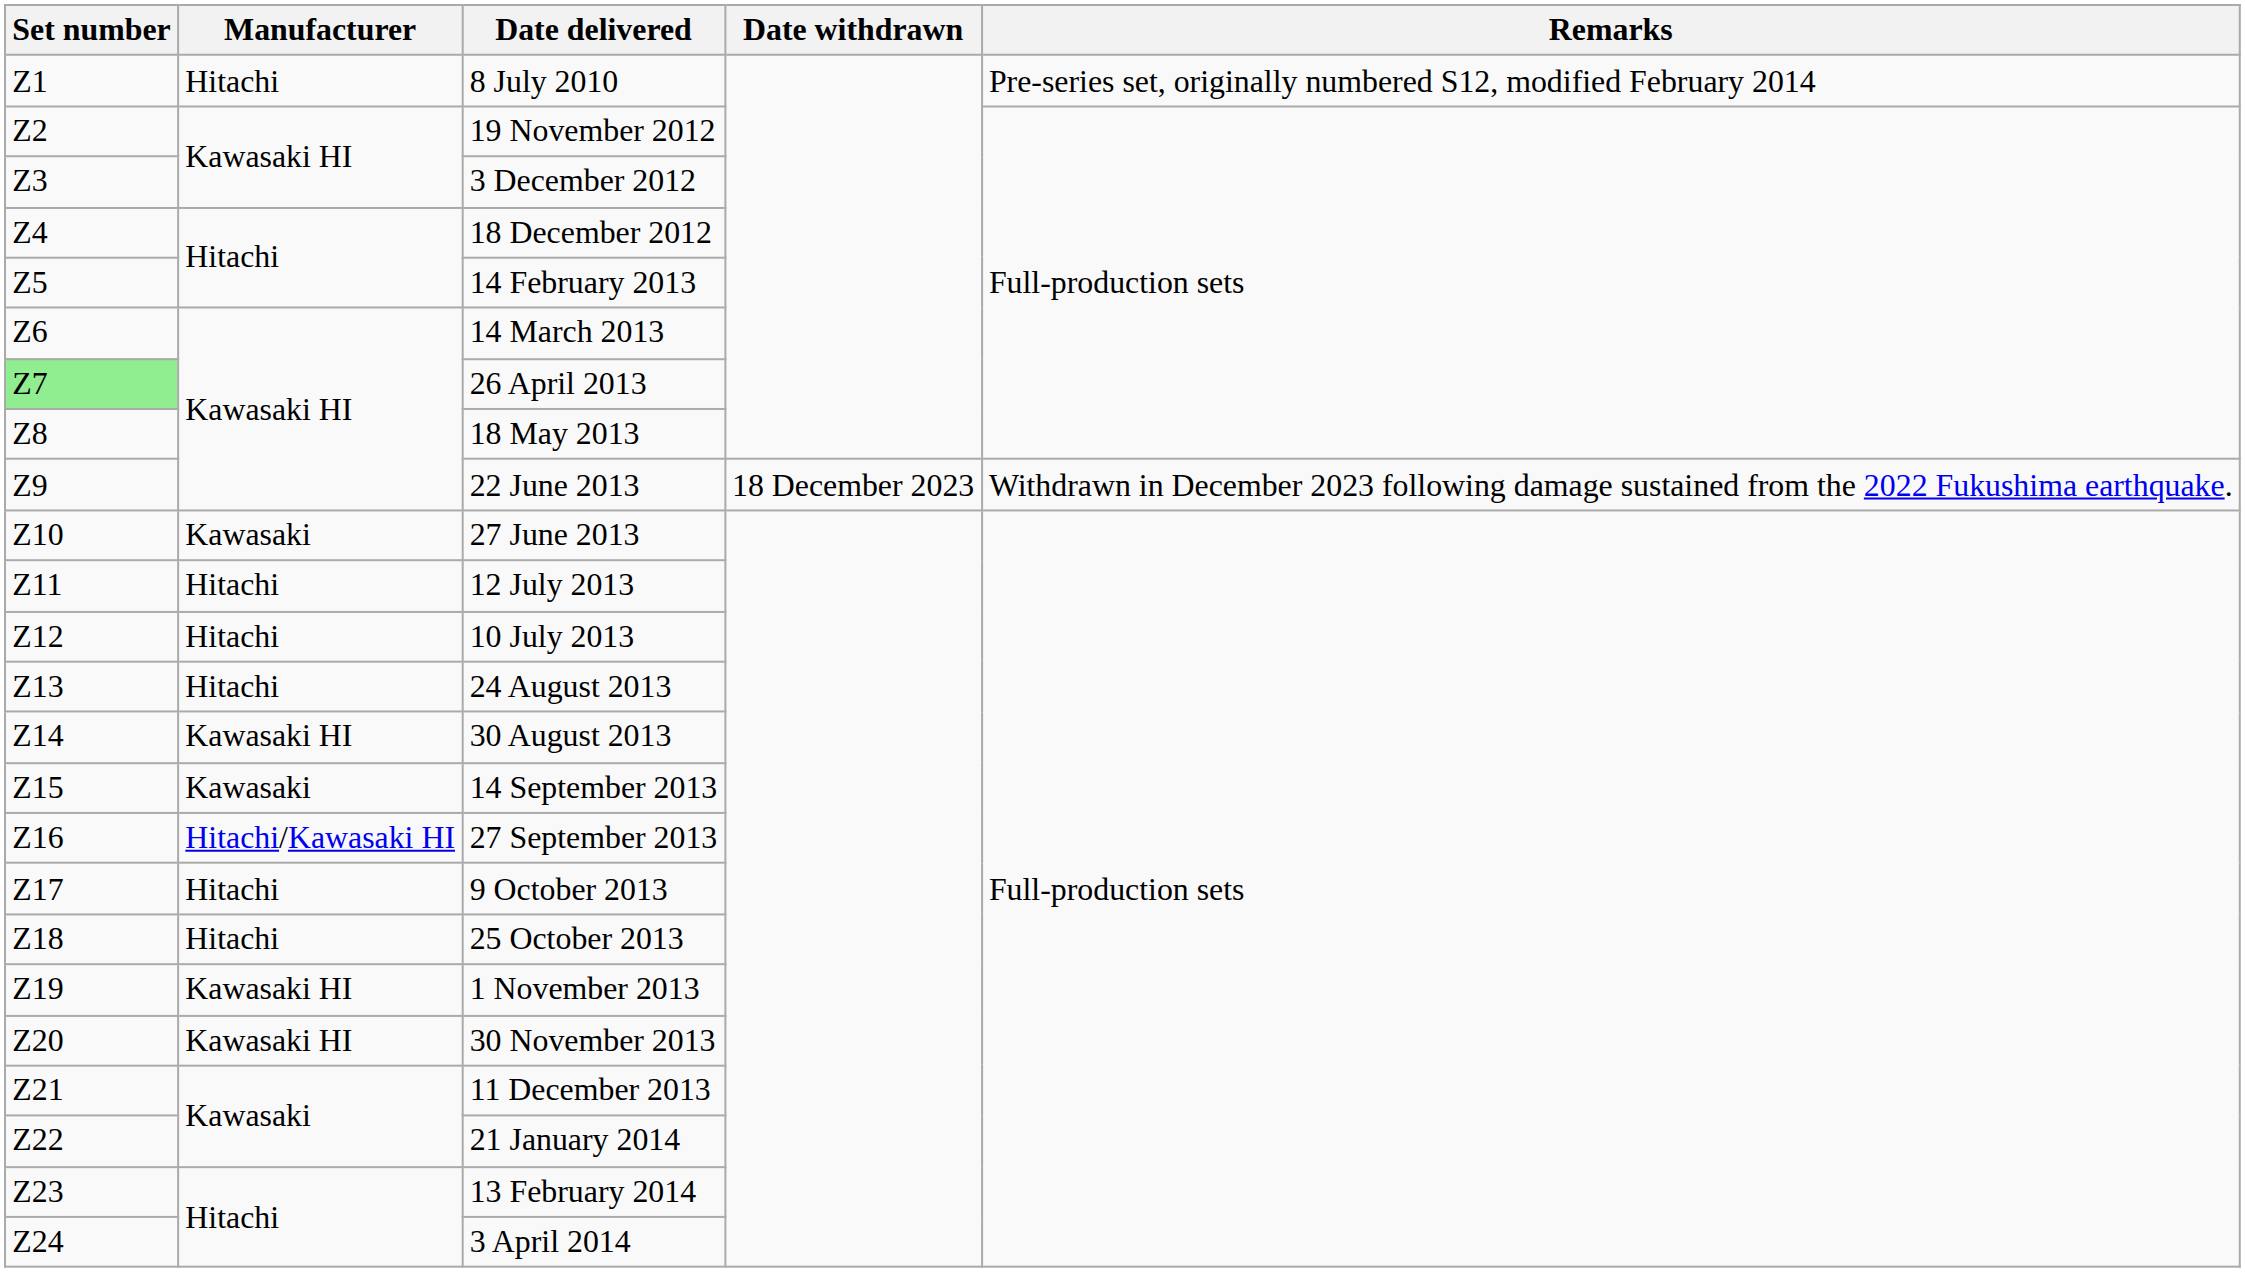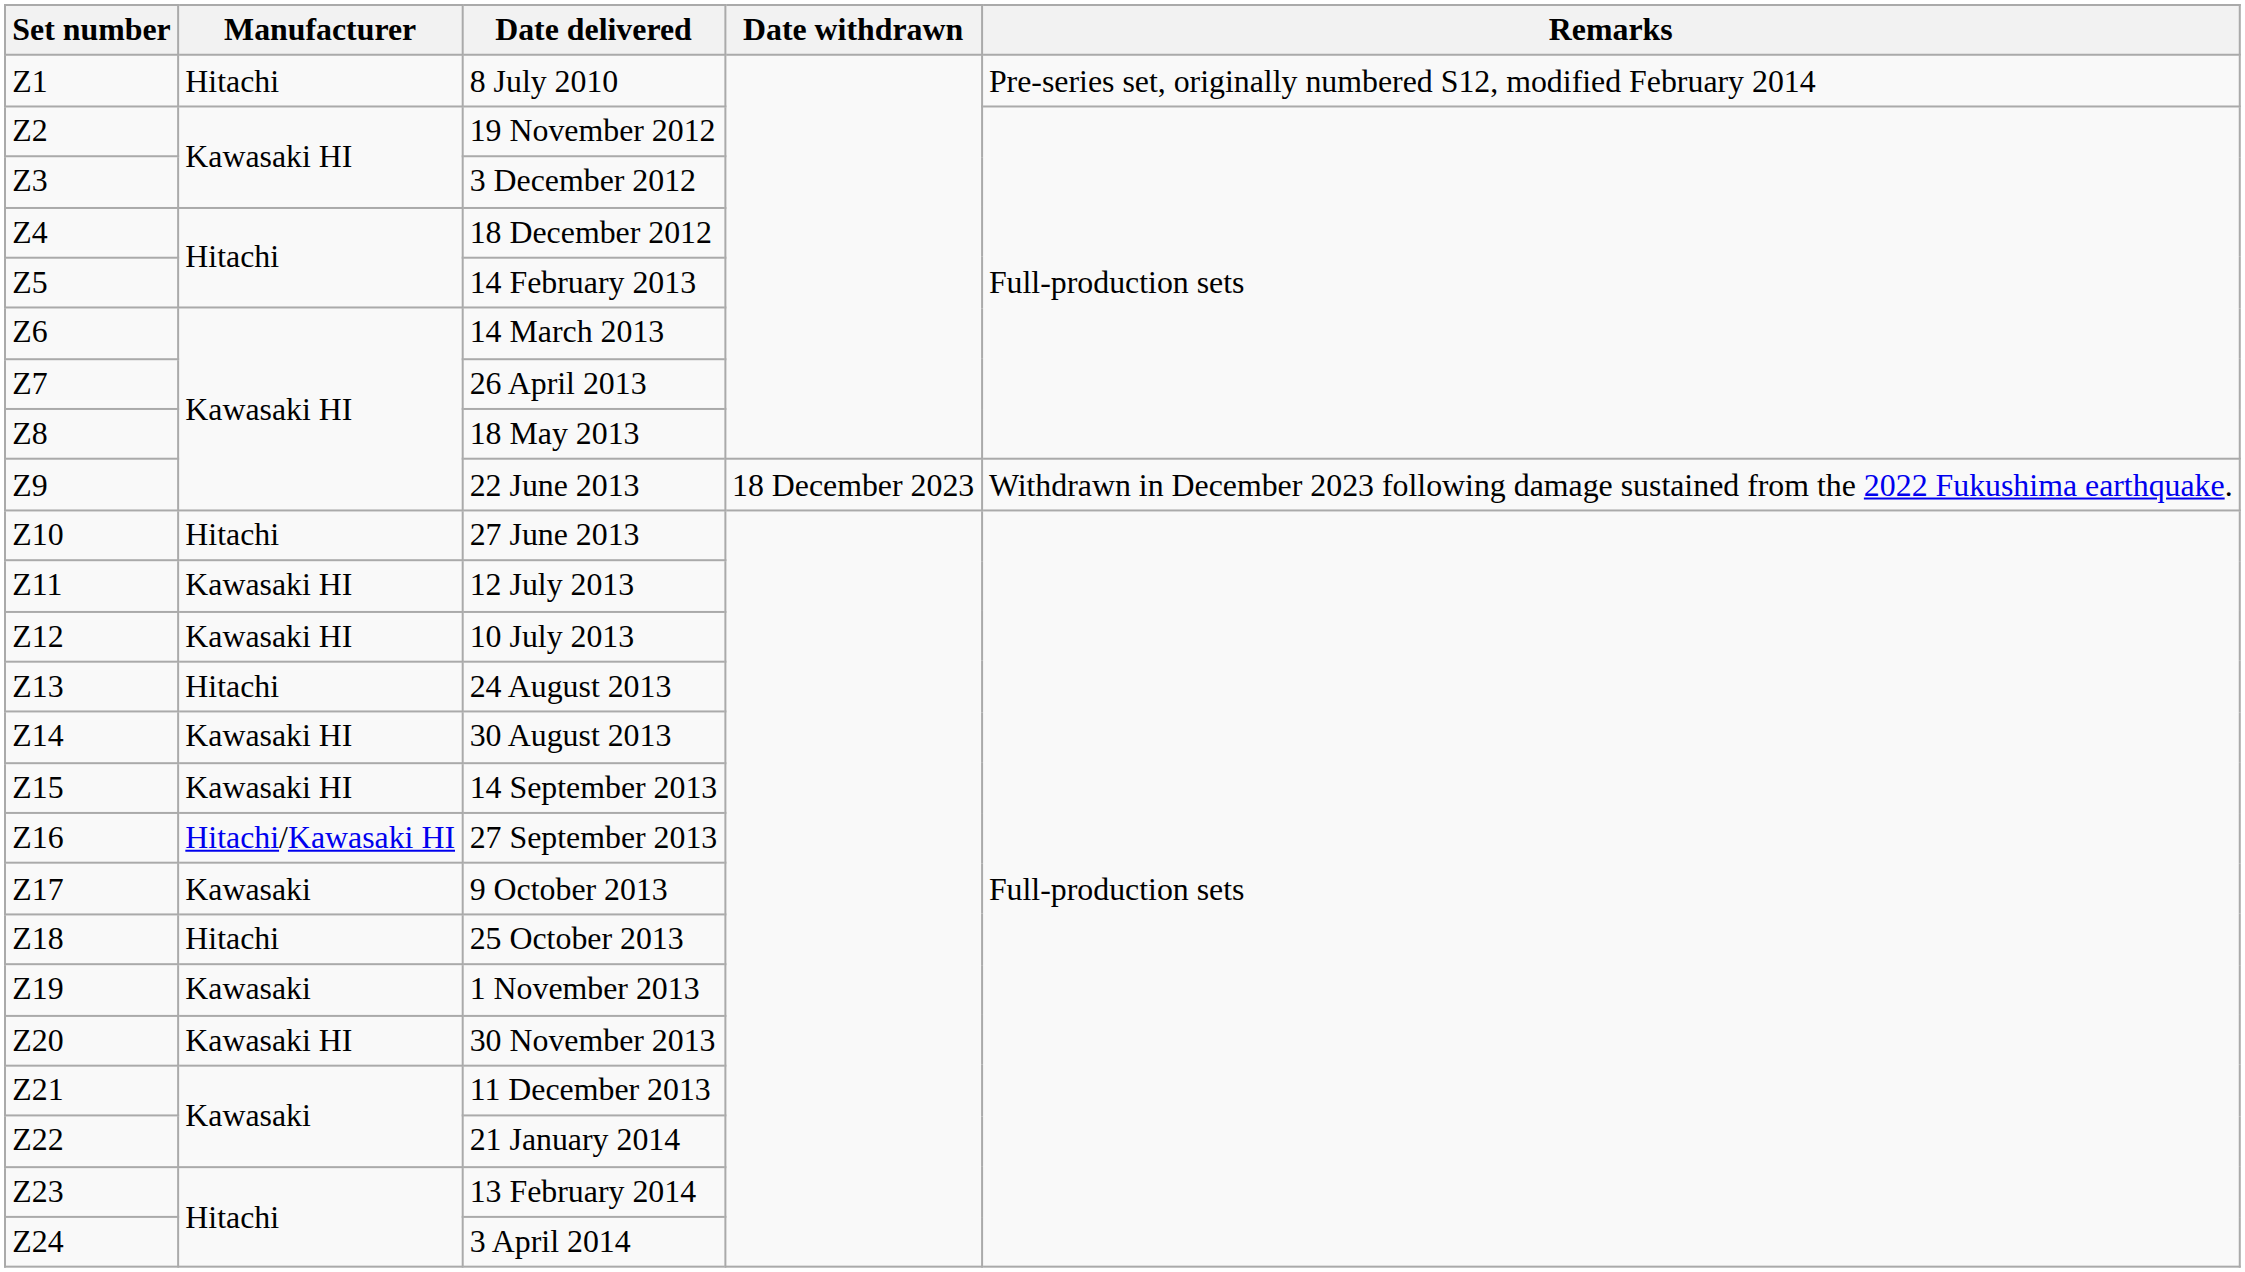(30, 383) lightgreen background -> (30, 383) no background
(248, 534) Kawasaki -> (232, 534) Hitachi
(232, 585) Hitachi -> (269, 585) Kawasaki HI
(232, 635) Hitachi -> (269, 635) Kawasaki HI
(248, 787) Kawasaki -> (269, 787) Kawasaki HI
(232, 888) Hitachi -> (248, 888) Kawasaki
(269, 989) Kawasaki HI -> (248, 989) Kawasaki
